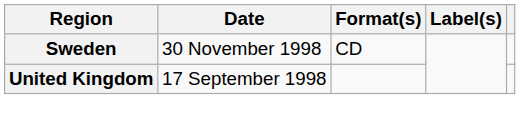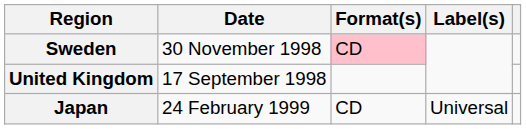(349, 49) no background -> (349, 49) pink background
+ row: (81, 108)
